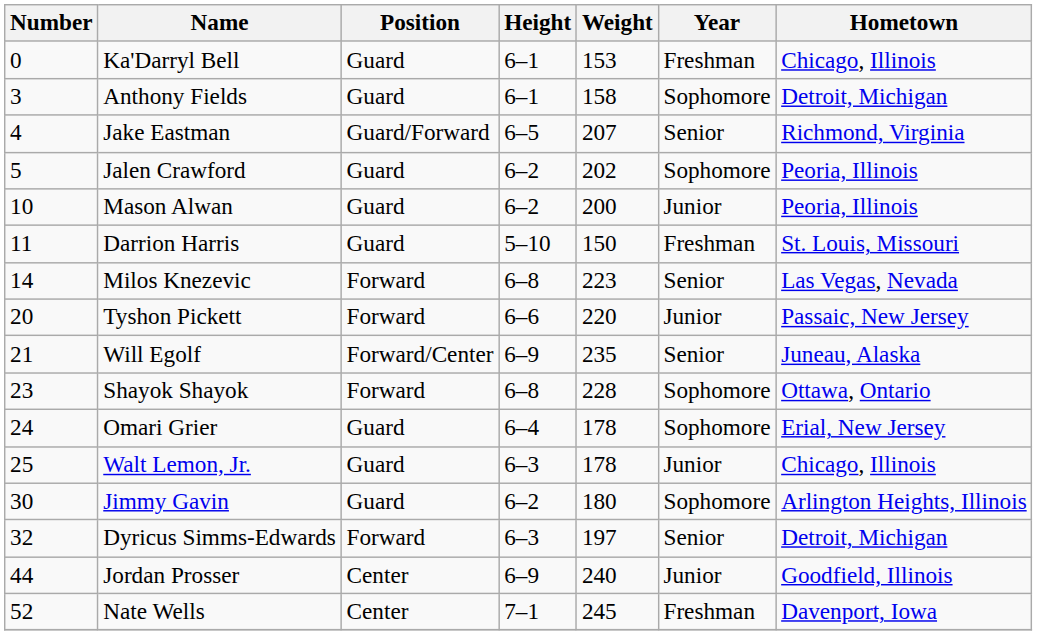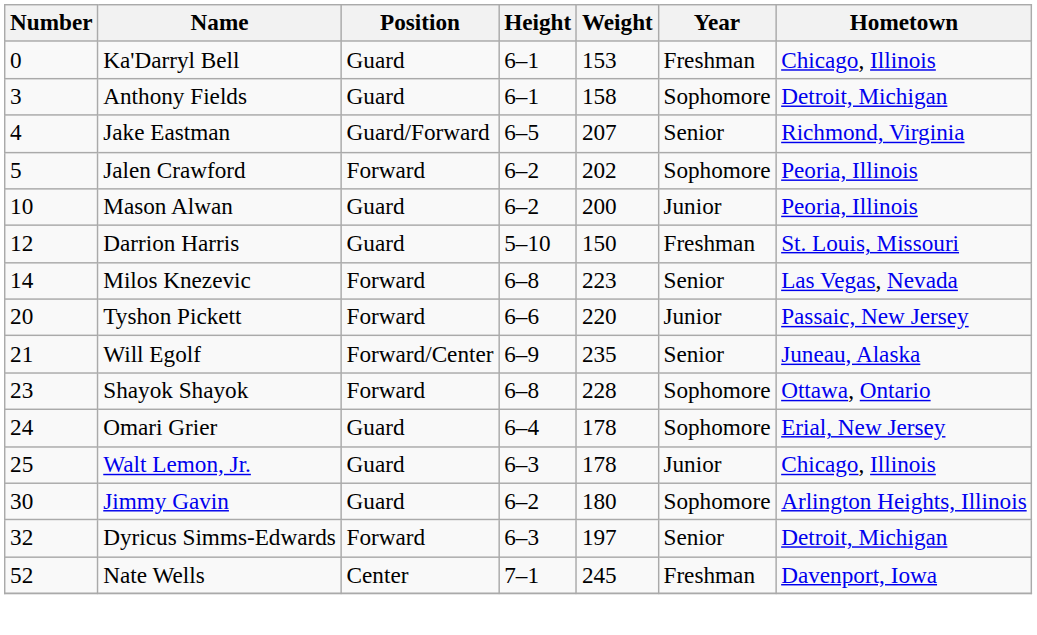(376, 170) Guard -> (386, 170) Forward
(21, 243) 11 -> (22, 243) 12
- row: (171, 574)
